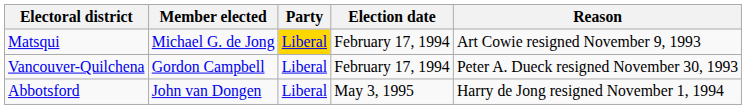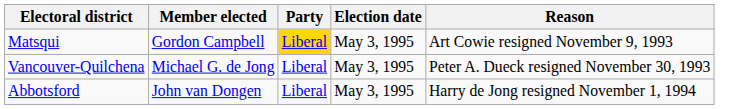(213, 41) Michael G. de Jong -> (208, 41) Gordon Campbell
(392, 41) February 17, 1994 -> (374, 41) May 3, 1995
(208, 66) Gordon Campbell -> (213, 66) Michael G. de Jong
(392, 66) February 17, 1994 -> (374, 66) May 3, 1995
